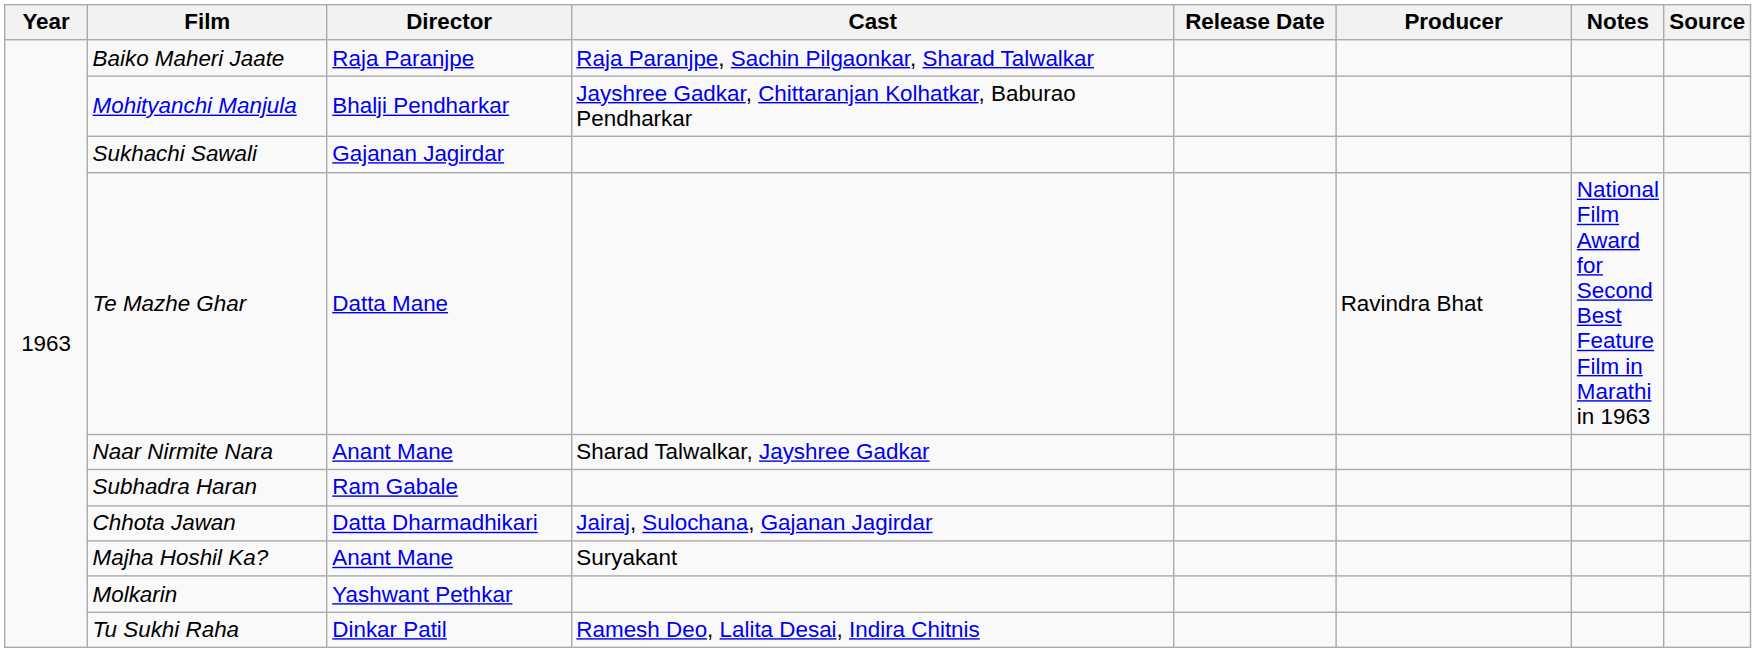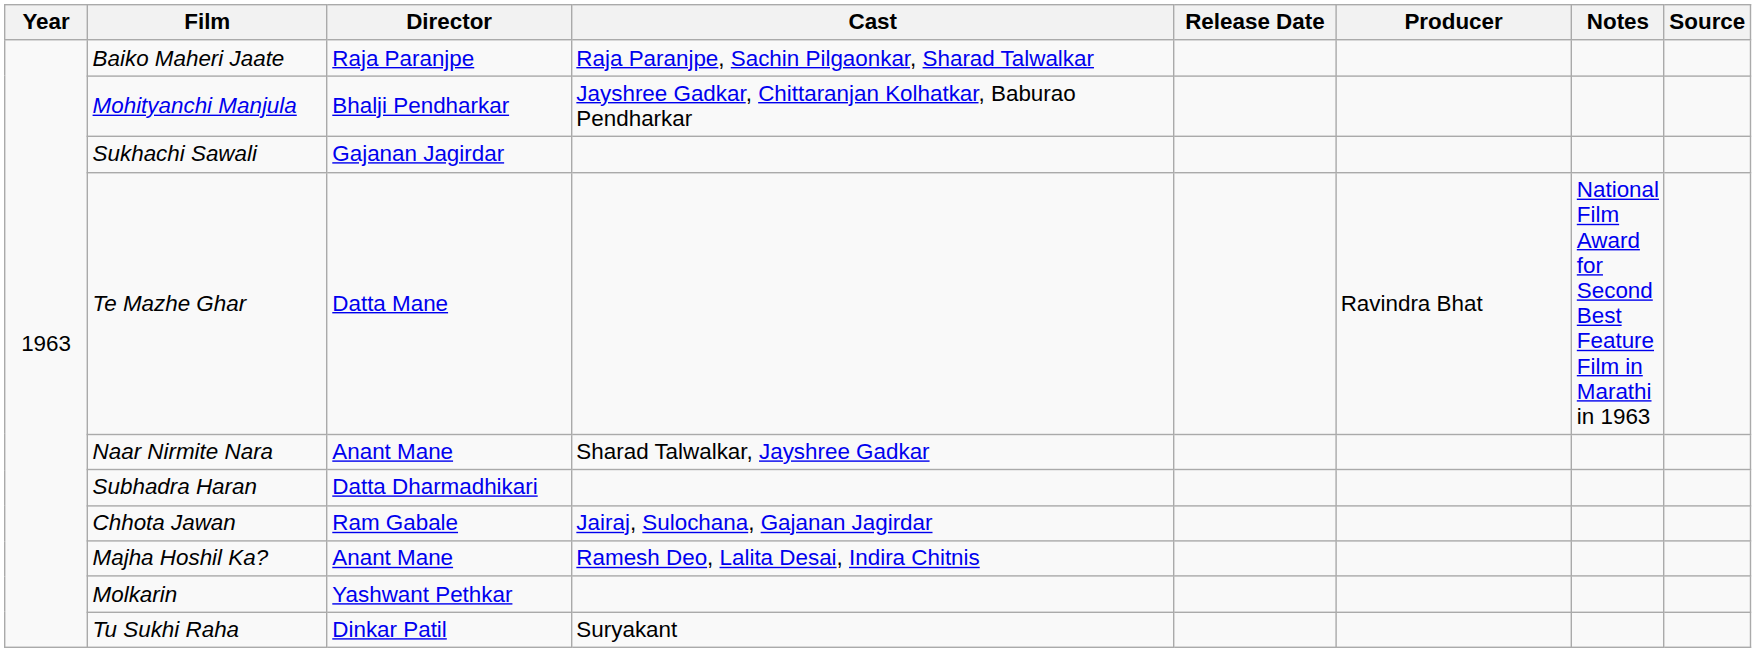(395, 487) Ram Gabale -> (435, 487) Datta Dharmadhikari
(435, 522) Datta Dharmadhikari -> (395, 522) Ram Gabale
(627, 558) Suryakant -> (778, 558) Ramesh Deo, Lalita Desai, Indira Chitnis
(778, 629) Ramesh Deo, Lalita Desai, Indira Chitnis -> (627, 629) Suryakant
